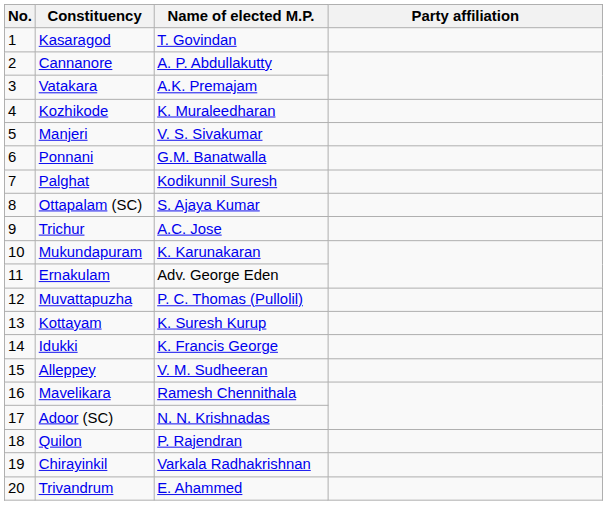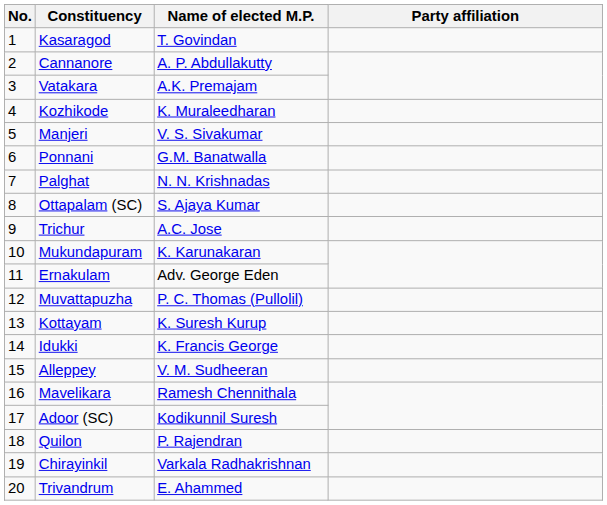(217, 181) Kodikunnil Suresh -> (213, 181) N. N. Krishnadas
(213, 417) N. N. Krishnadas -> (217, 417) Kodikunnil Suresh
